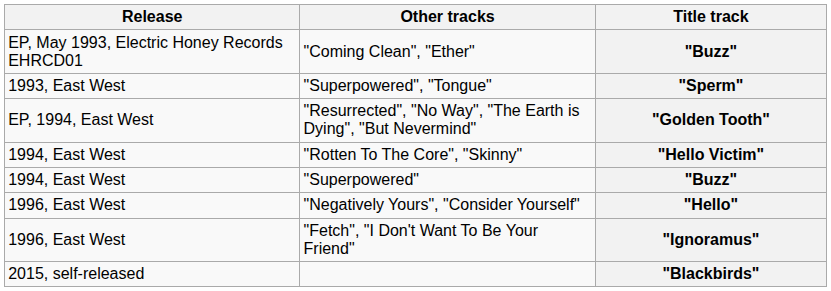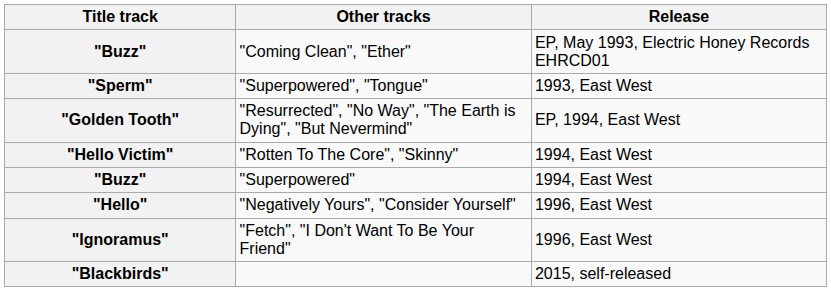columns swapped: (711, 17) <-> (152, 17)
